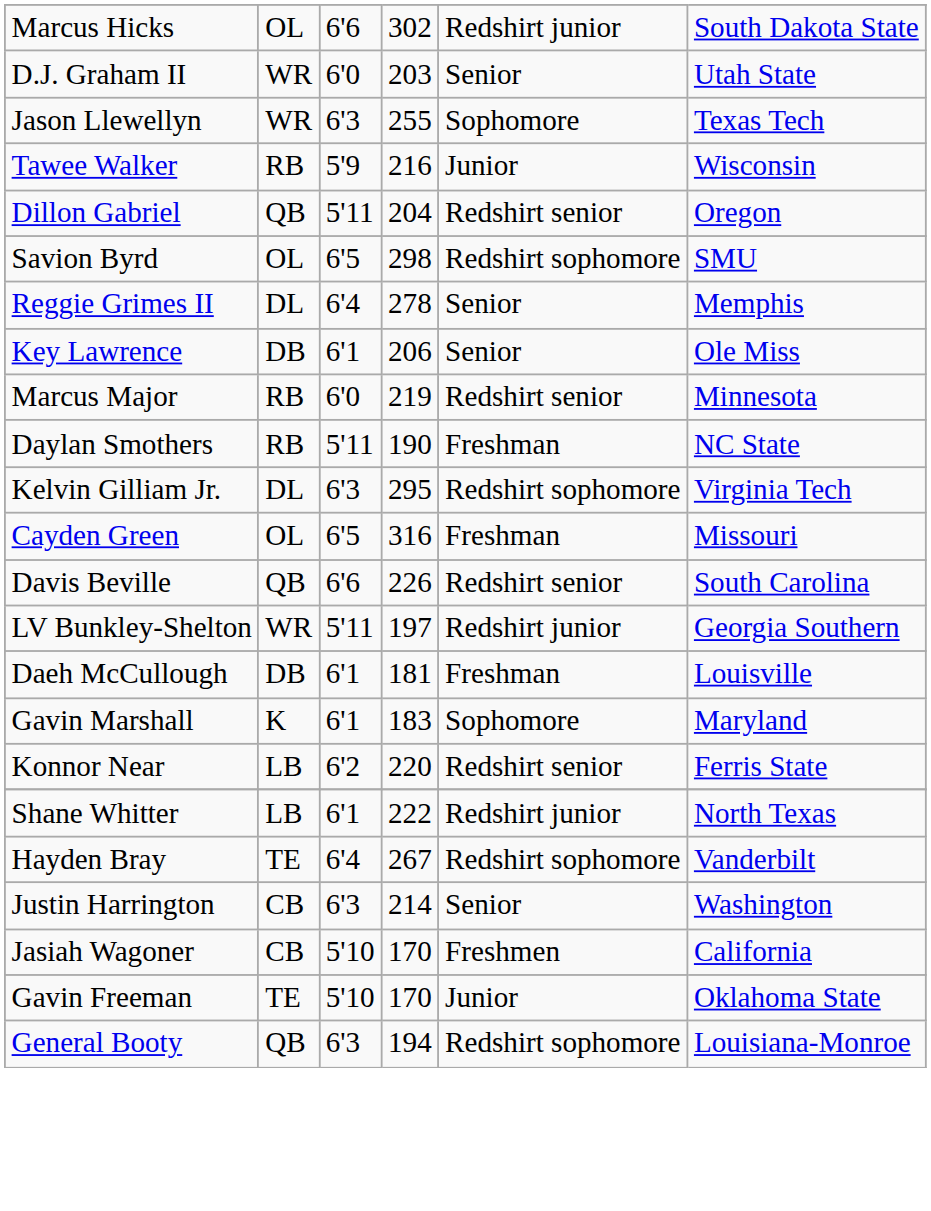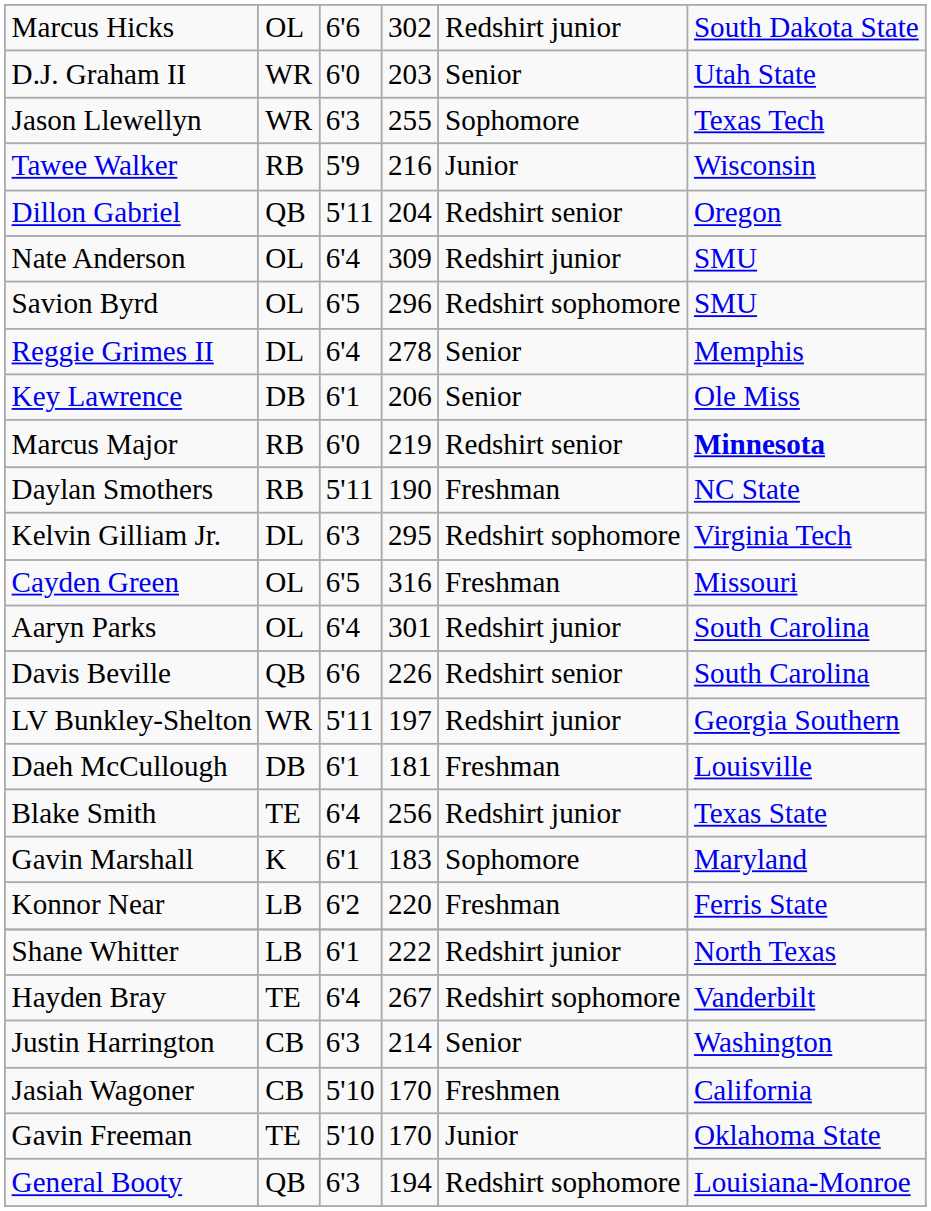+ row: (99, 258)
(410, 258) 298 -> (410, 304) 296
(755, 397) normal -> (759, 443) bold
+ row: (84, 627)
+ row: (84, 812)
(534, 766) Redshirt senior -> (503, 905) Freshman
